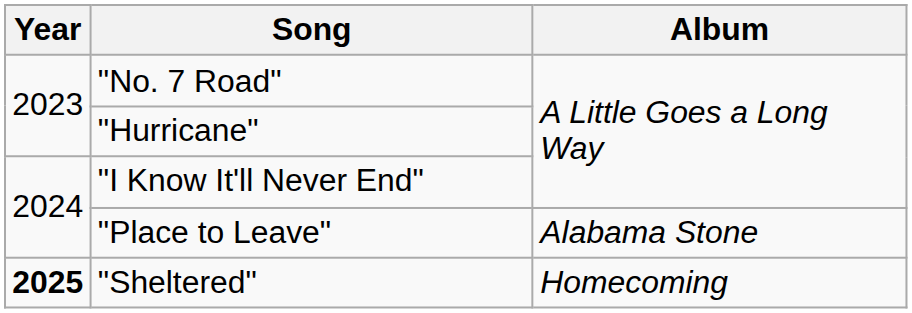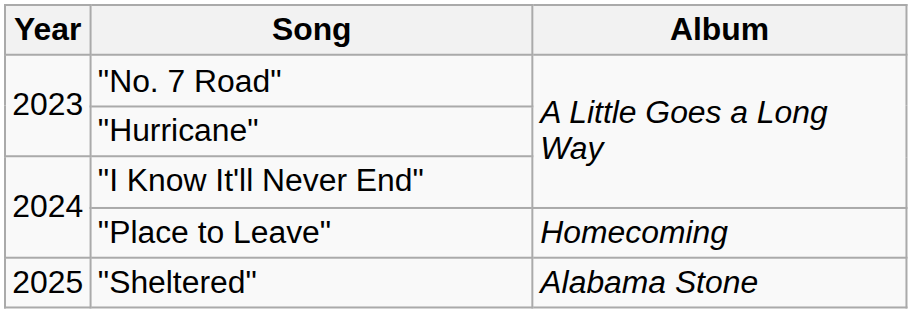(649, 231) Alabama Stone -> (634, 231) Homecoming
(48, 282) bold -> (48, 282) normal
(634, 282) Homecoming -> (649, 282) Alabama Stone
